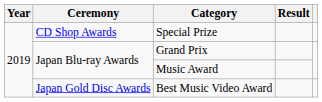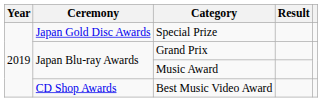(76, 32) CD Shop Awards -> (93, 32) Japan Gold Disc Awards
(93, 87) Japan Gold Disc Awards -> (76, 87) CD Shop Awards
